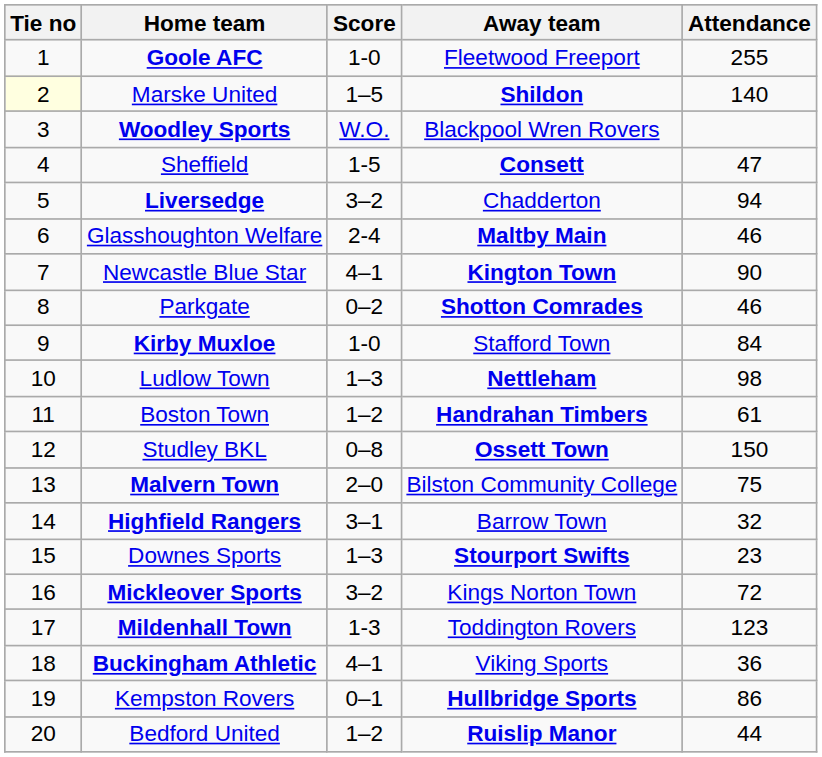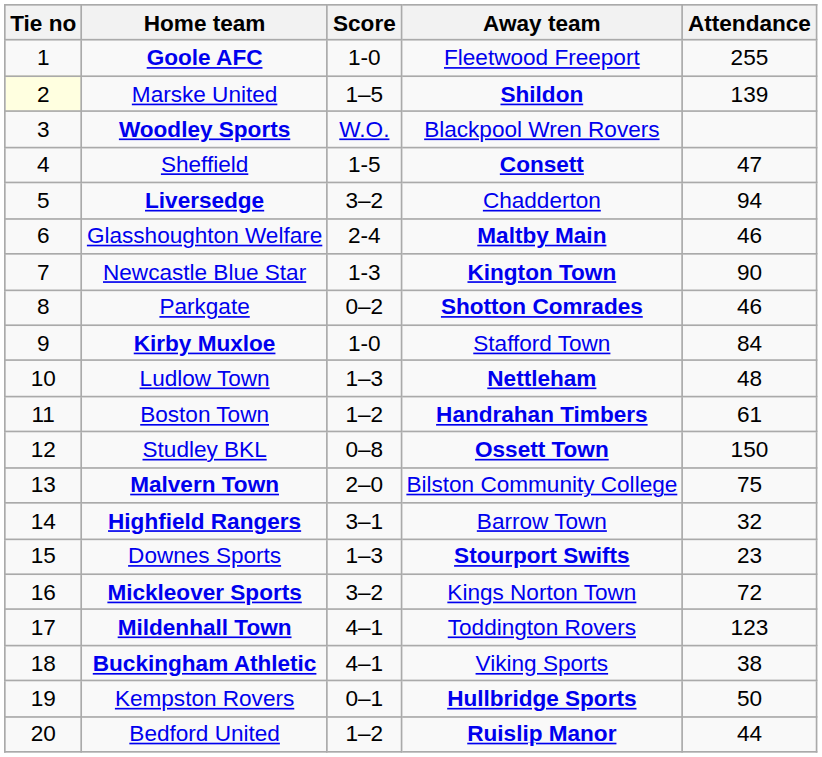(749, 93) 140 -> (749, 93) 139
(364, 271) 4–1 -> (364, 271) 1-3
(749, 378) 98 -> (749, 378) 48
(364, 627) 1-3 -> (364, 627) 4–1
(749, 663) 36 -> (749, 663) 38
(749, 698) 86 -> (749, 698) 50
